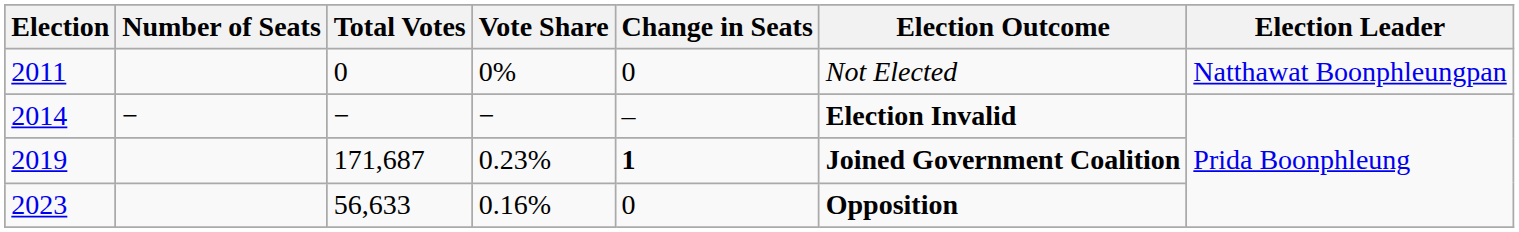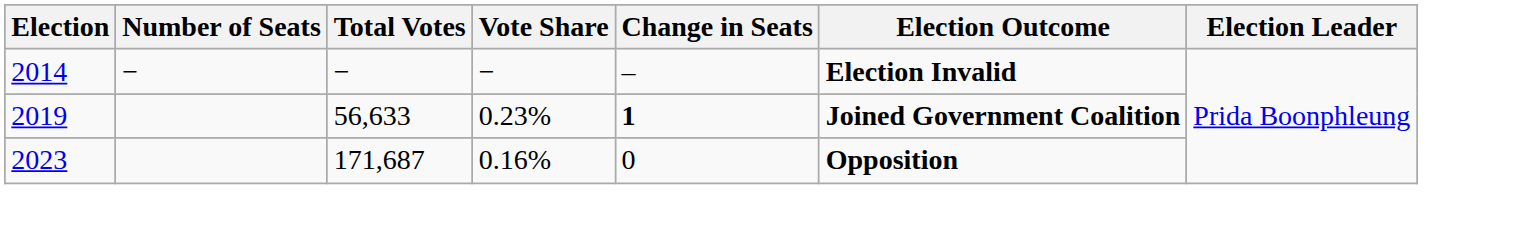- row: (39, 71)
(379, 159) 171,687 -> (372, 115) 56,633
(372, 204) 56,633 -> (379, 159) 171,687
